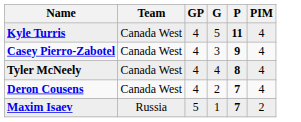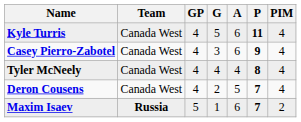+ column: (237, 13)
(151, 107) normal -> (151, 107) bold
